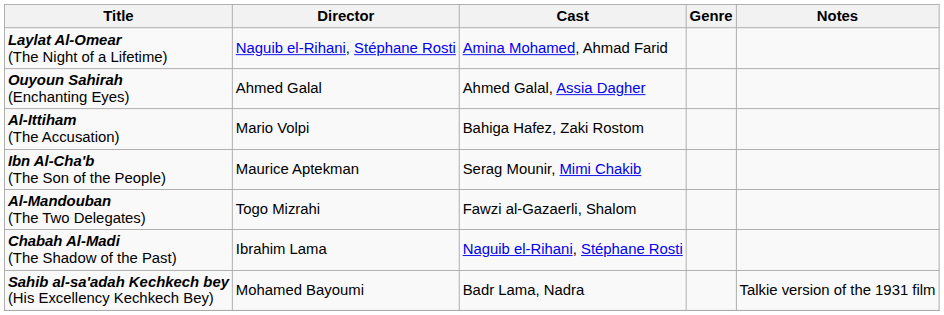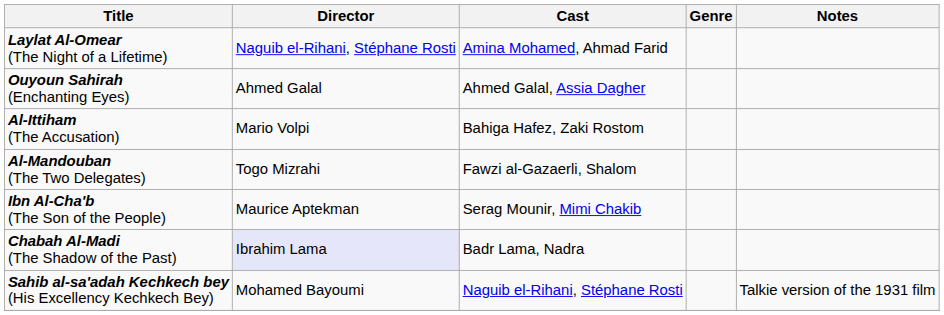rows swapped: (87, 169) <-> (77, 209)
(281, 249) no background -> (281, 249) lavender background
(573, 249) Naguib el-Rihani, Stéphane Rosti -> (523, 249) Badr Lama, Nadra
(523, 290) Badr Lama, Nadra -> (573, 290) Naguib el-Rihani, Stéphane Rosti
